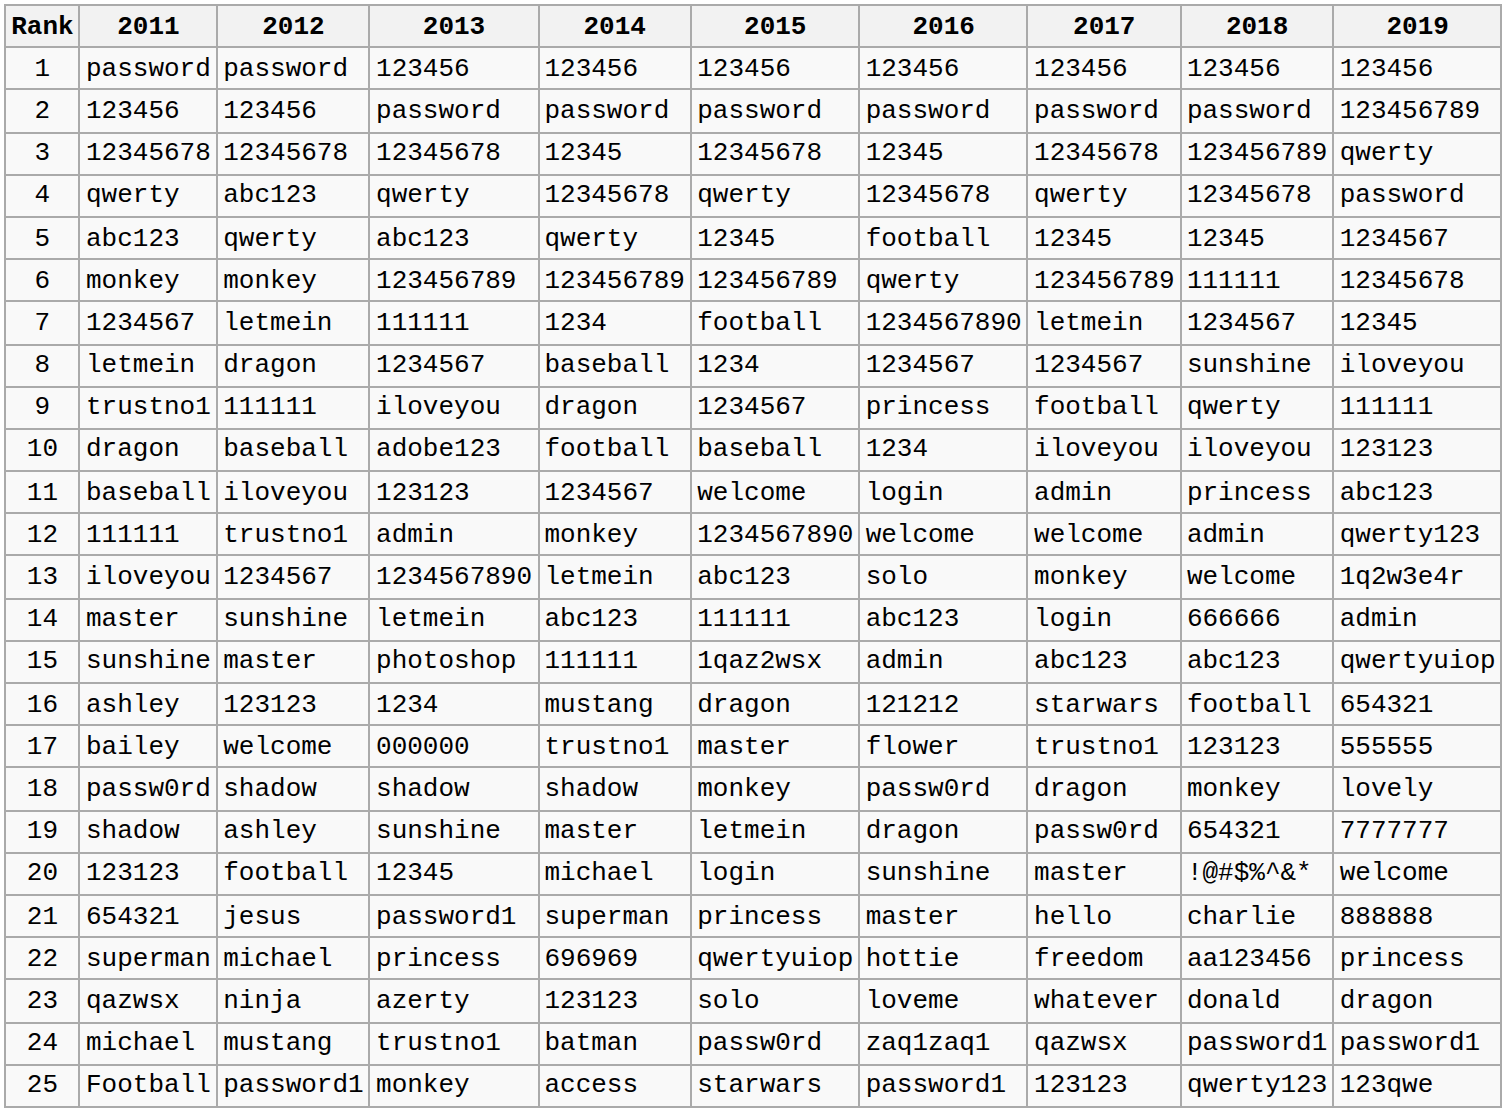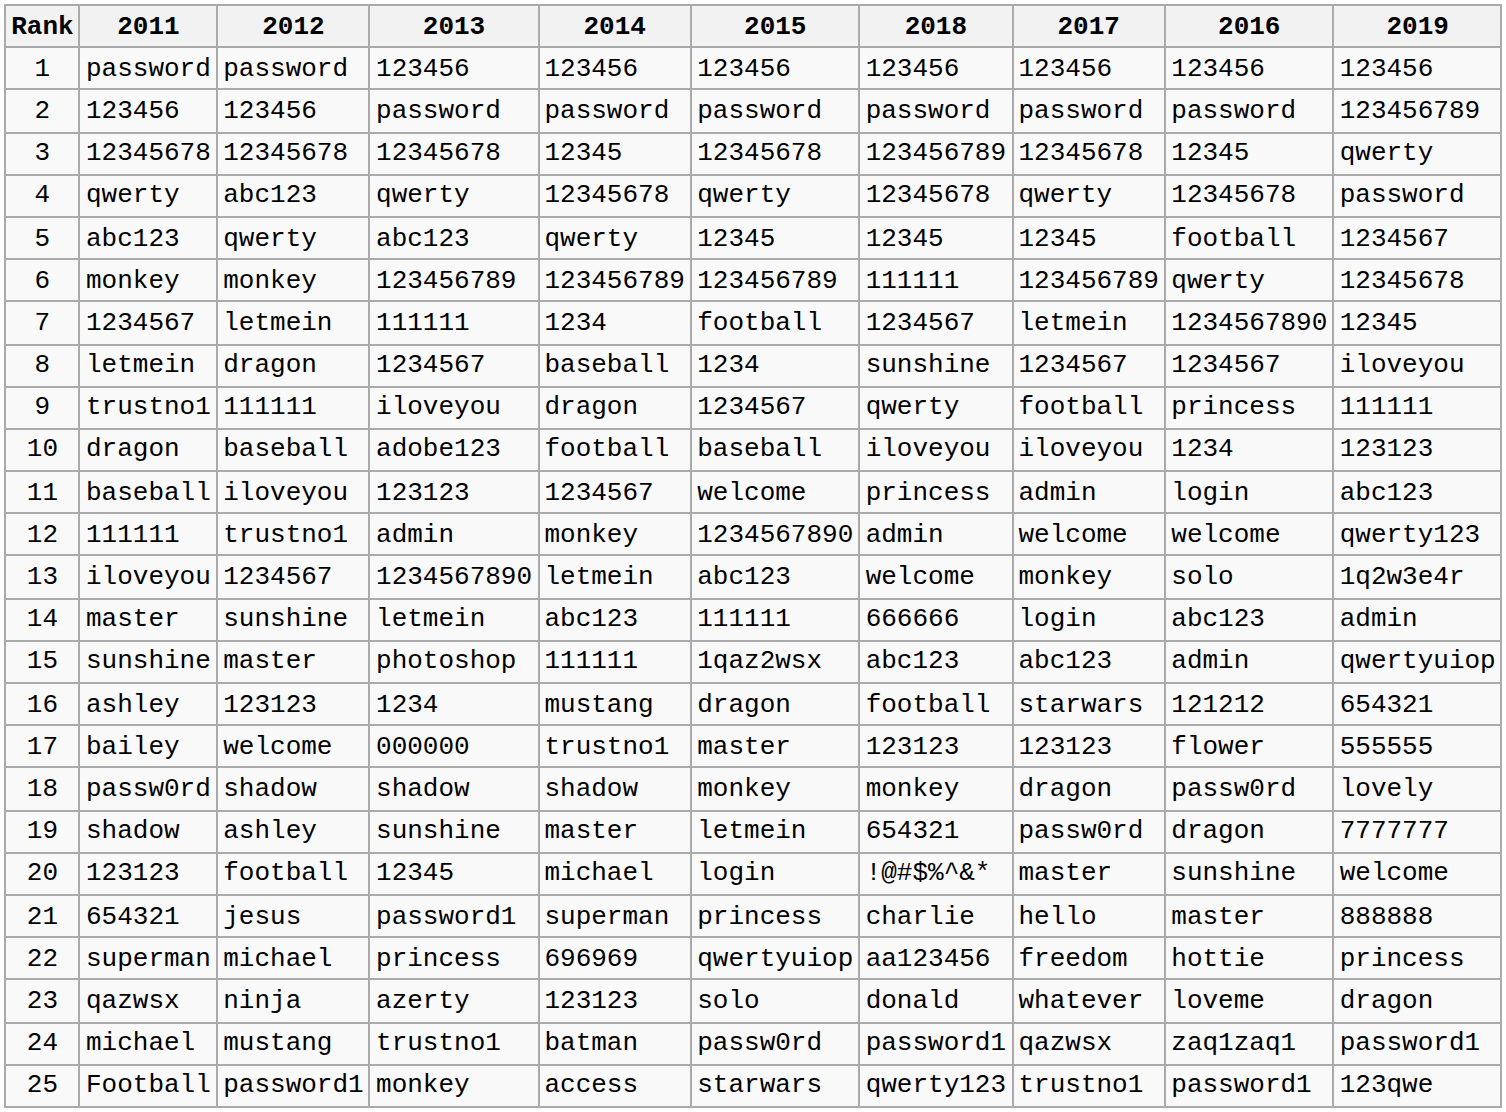columns swapped: (944, 26) <-> (1257, 26)
(1096, 747) trustno1 -> (1065, 747) 123123
(1081, 1086) 123123 -> (1081, 1086) trustno1
